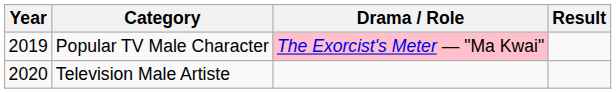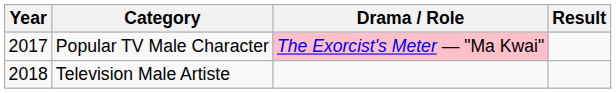(28, 46) 2019 -> (28, 46) 2017
(28, 74) 2020 -> (28, 74) 2018
